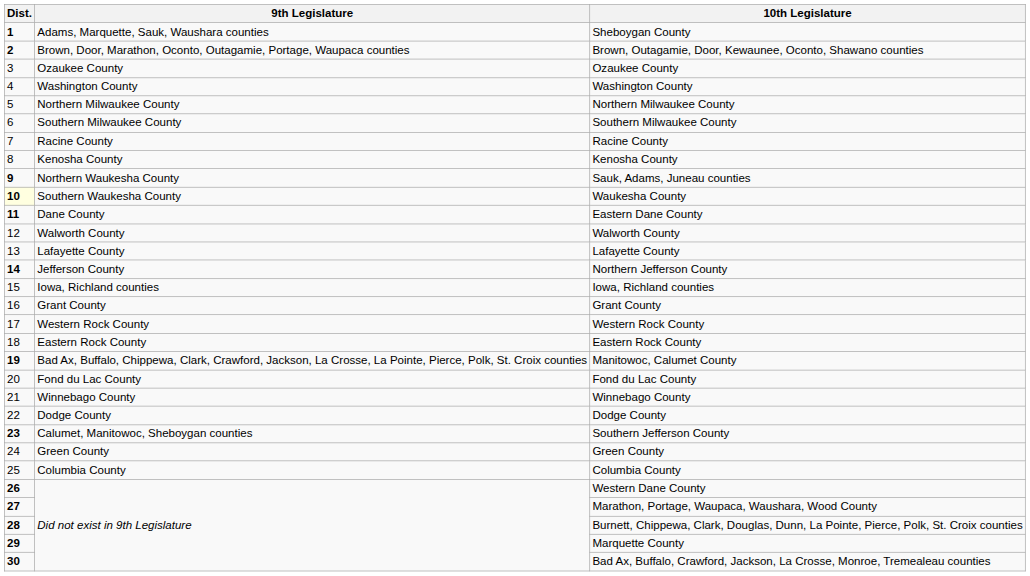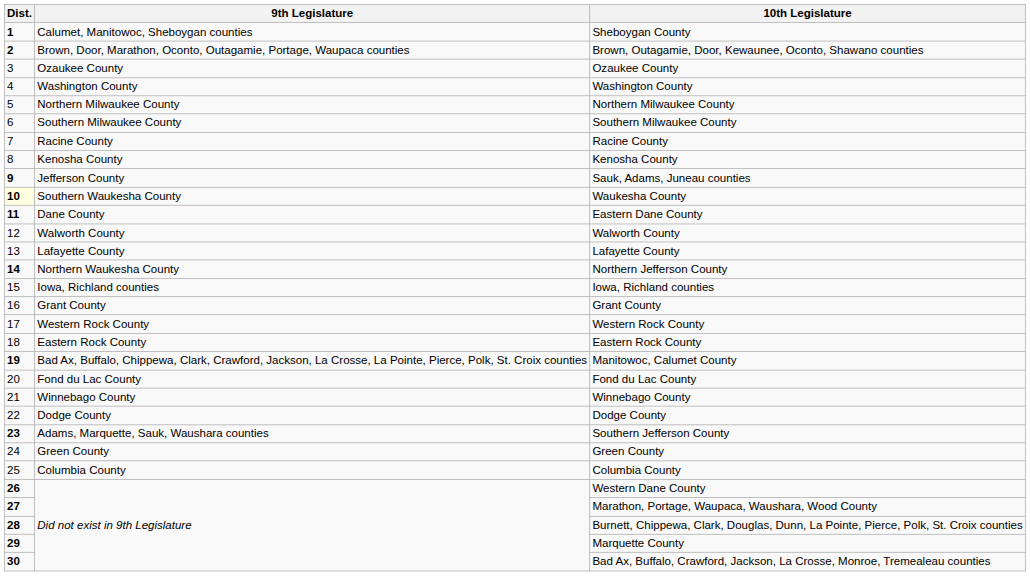(153, 31) Adams, Marquette, Sauk, Waushara counties -> (145, 31) Calumet, Manitowoc, Sheboygan counties
(108, 178) Northern Waukesha County -> (81, 178) Jefferson County
(81, 269) Jefferson County -> (108, 269) Northern Waukesha County
(145, 433) Calumet, Manitowoc, Sheboygan counties -> (153, 433) Adams, Marquette, Sauk, Waushara counties
